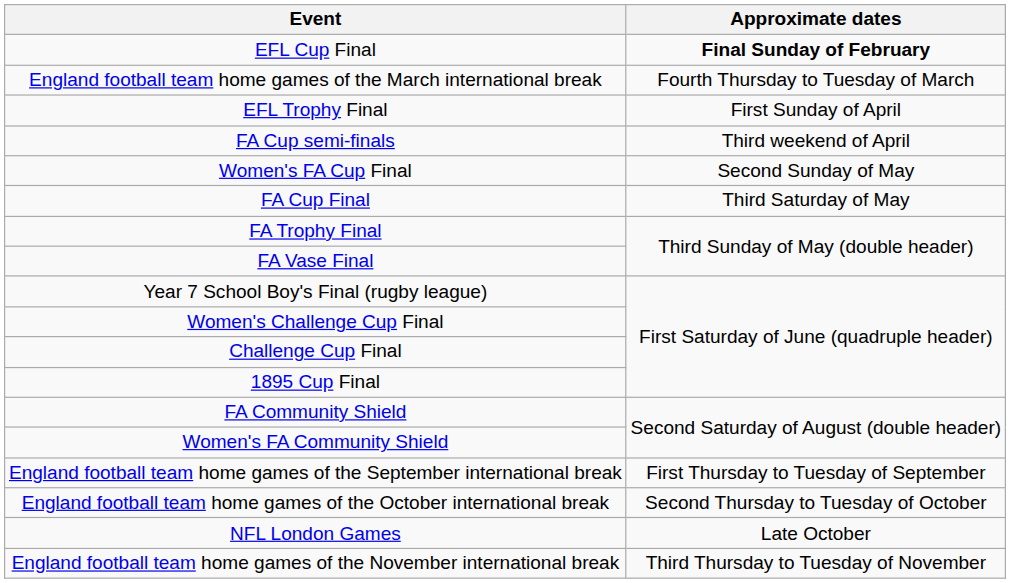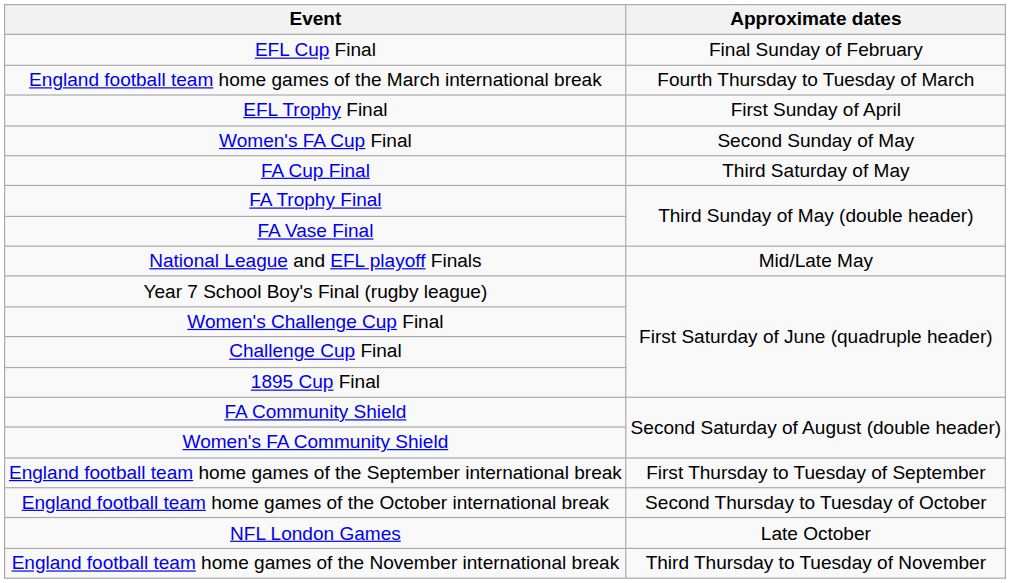(816, 49) bold -> (816, 49) normal
- row: (315, 140)
+ row: (315, 261)
